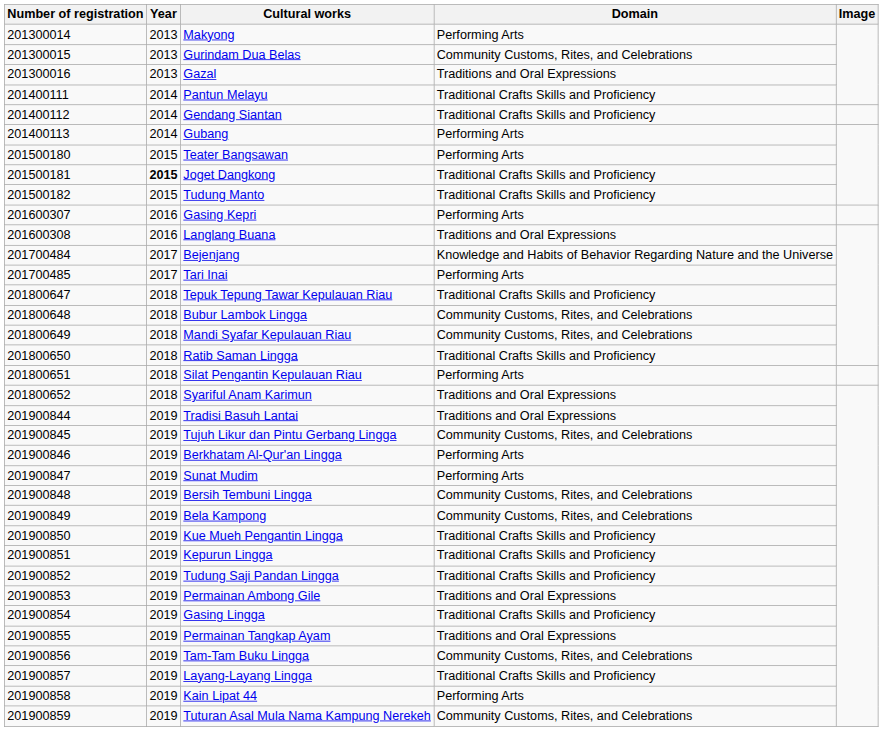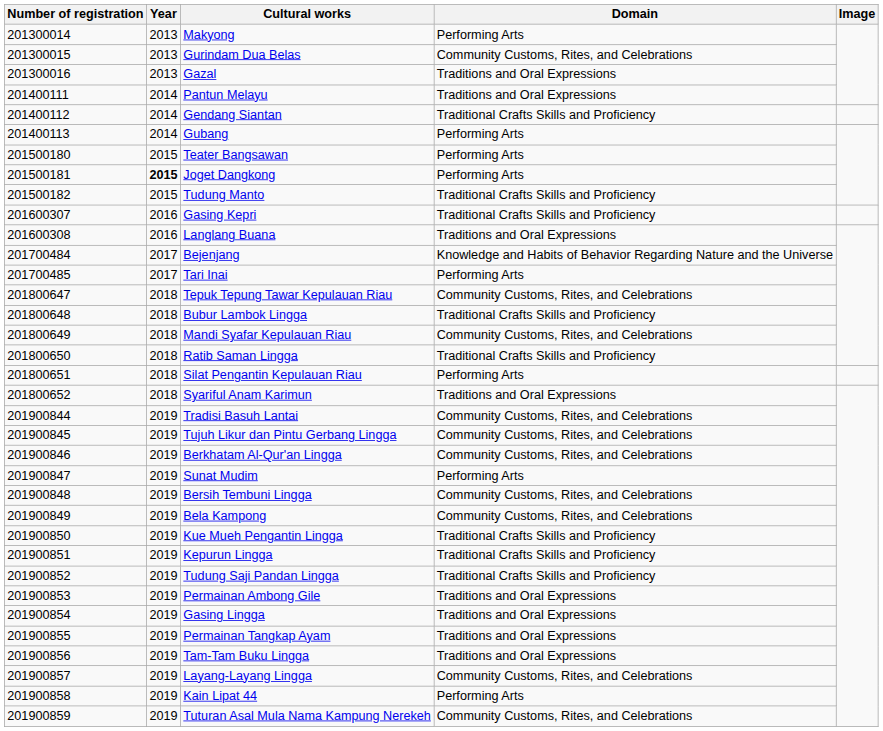(546, 94) Traditional Crafts Skills and Proficiency -> (526, 94) Traditions and Oral Expressions
(546, 174) Traditional Crafts Skills and Proficiency -> (480, 174) Performing Arts
(480, 214) Performing Arts -> (546, 214) Traditional Crafts Skills and Proficiency
(546, 295) Traditional Crafts Skills and Proficiency -> (565, 295) Community Customs, Rites, and Celebrations
(565, 315) Community Customs, Rites, and Celebrations -> (546, 315) Traditional Crafts Skills and Proficiency
(526, 415) Traditions and Oral Expressions -> (565, 415) Community Customs, Rites, and Celebrations
(480, 455) Performing Arts -> (565, 455) Community Customs, Rites, and Celebrations
(546, 615) Traditional Crafts Skills and Proficiency -> (526, 615) Traditions and Oral Expressions
(565, 656) Community Customs, Rites, and Celebrations -> (526, 656) Traditions and Oral Expressions
(546, 676) Traditional Crafts Skills and Proficiency -> (565, 676) Community Customs, Rites, and Celebrations
